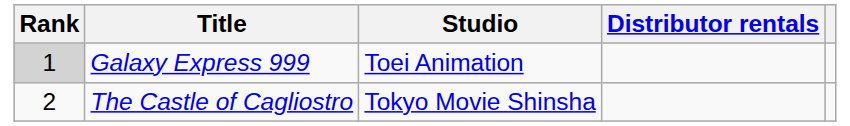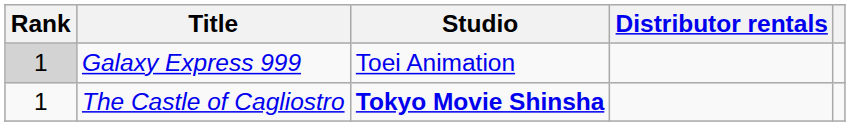(49, 101) 2 -> (41, 101) 1
(480, 101) normal -> (480, 101) bold
